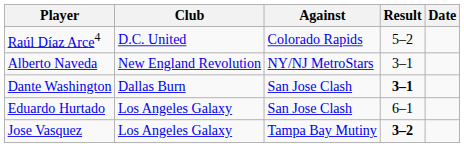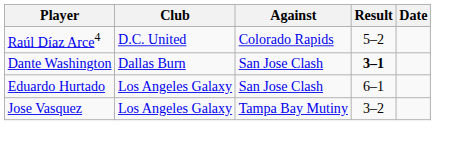- row: (52, 64)
(403, 131) bold -> (374, 108) normal
